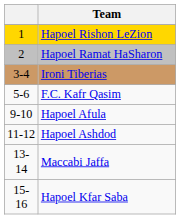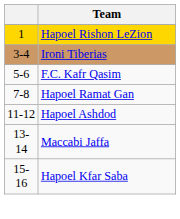- row: (102, 54)
+ row: (87, 94)
- row: (73, 114)
